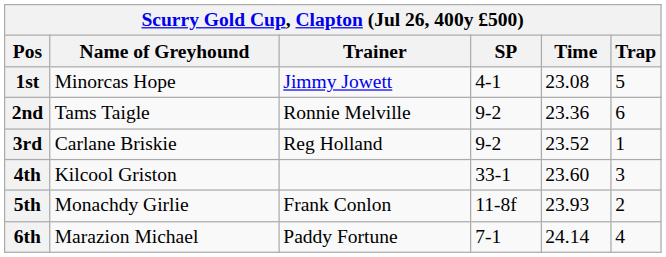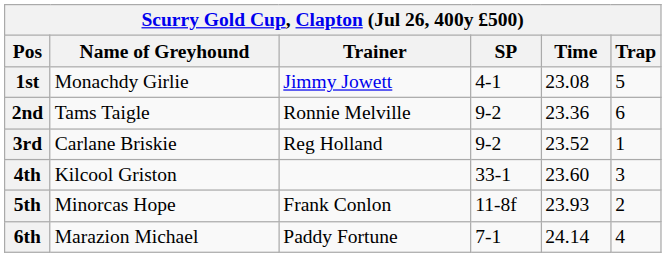(115, 81) Minorcas Hope -> (122, 81) Monachdy Girlie
(122, 205) Monachdy Girlie -> (115, 205) Minorcas Hope
